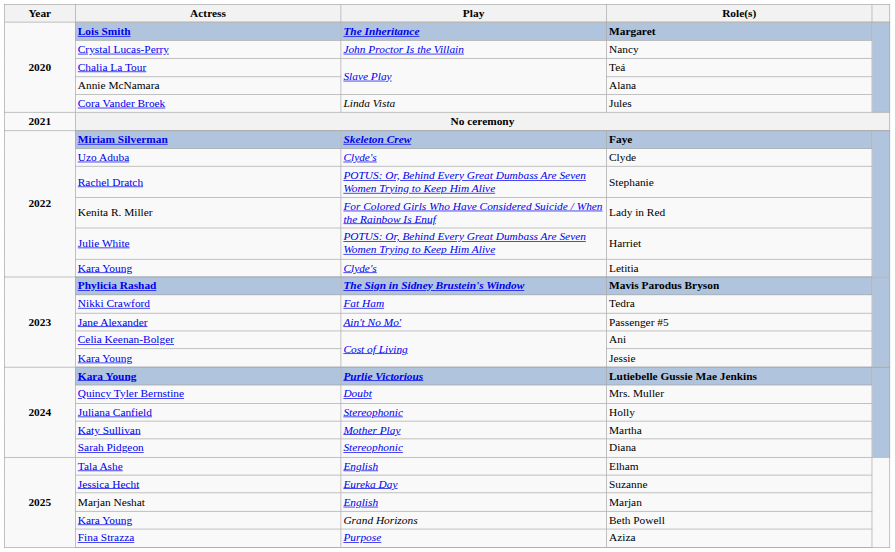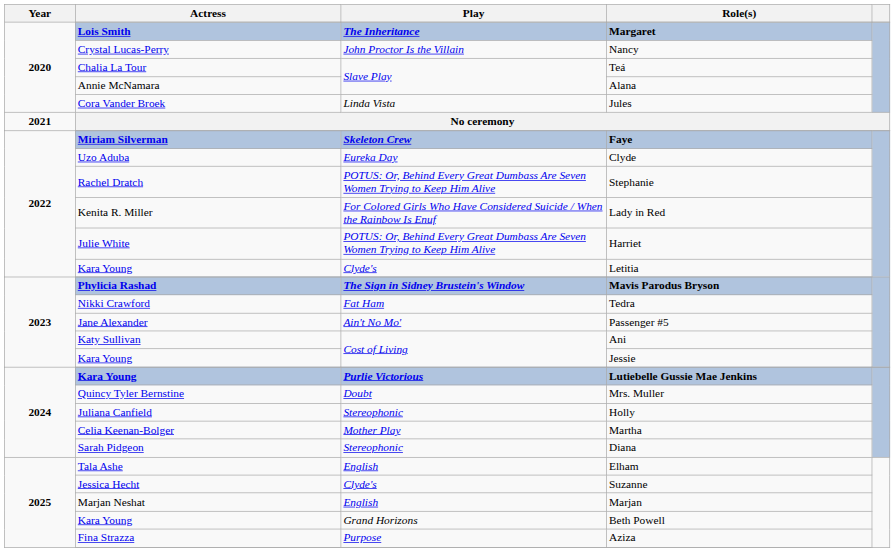(360, 157) Clyde's -> (370, 157) Eureka Day
(126, 340) Celia Keenan-Bolger -> (109, 340) Katy Sullivan
(109, 430) Katy Sullivan -> (126, 430) Celia Keenan-Bolger
(370, 484) Eureka Day -> (360, 484) Clyde's
